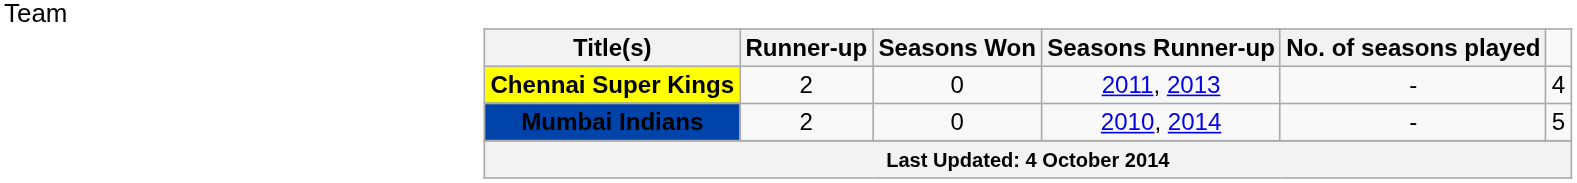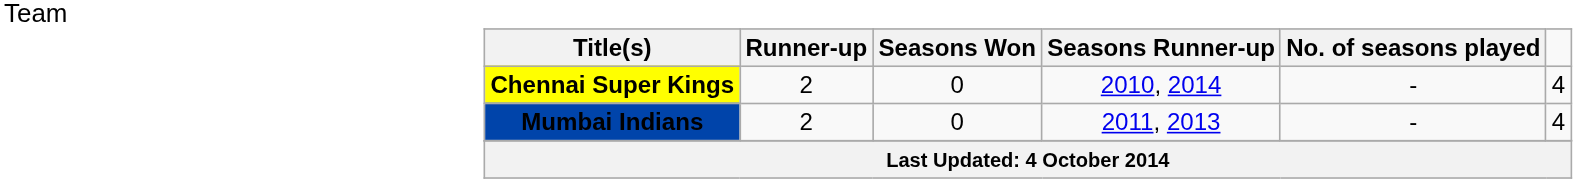(1161, 85) 2011, 2013 -> (1161, 85) 2010, 2014
(1161, 122) 2010, 2014 -> (1161, 122) 2011, 2013
(1559, 122) 5 -> (1559, 122) 4
